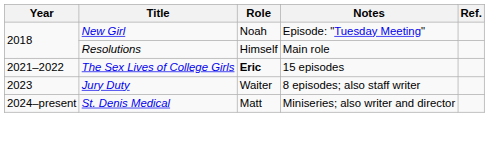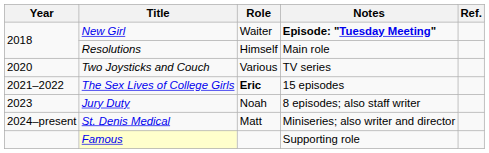(253, 31) Noah -> (256, 31) Waiter
(354, 31) normal -> (359, 31) bold
+ row: (146, 67)
(256, 85) Waiter -> (253, 103) Noah
+ row: (102, 139)
